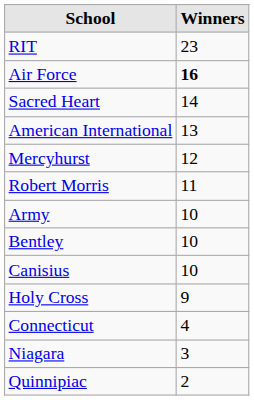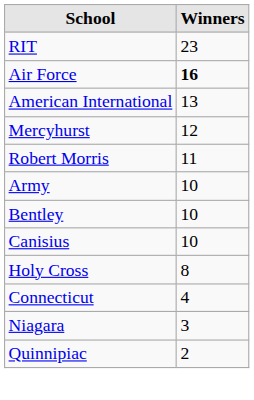- row: (54, 102)
(185, 297) 9 -> (185, 269) 8
